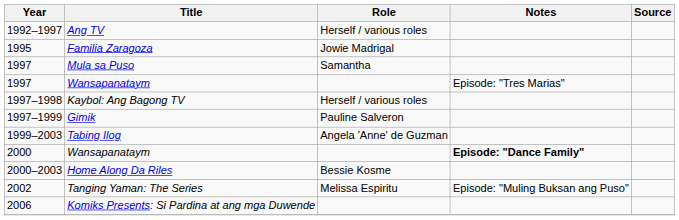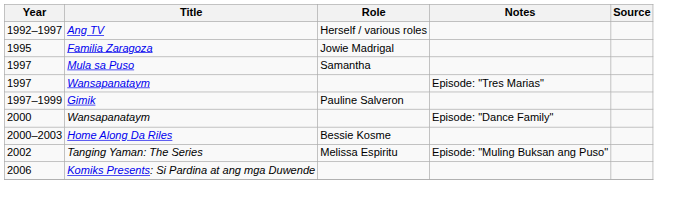- row: (35, 100)
- row: (35, 135)
(519, 153) bold -> (493, 118) normal
